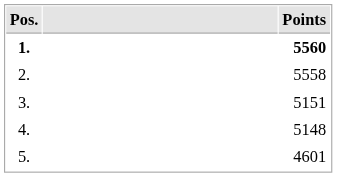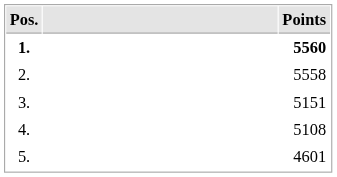(310, 129) 5148 -> (310, 129) 5108
